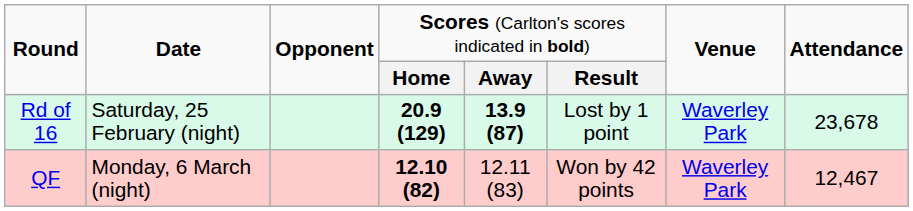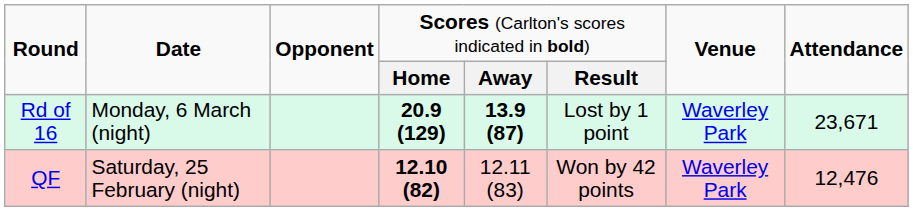(166, 122) Saturday, 25 February (night) -> (171, 122) Monday, 6 March (night)
(846, 122) 23,678 -> (846, 122) 23,671
(171, 179) Monday, 6 March (night) -> (166, 179) Saturday, 25 February (night)
(846, 179) 12,467 -> (846, 179) 12,476
